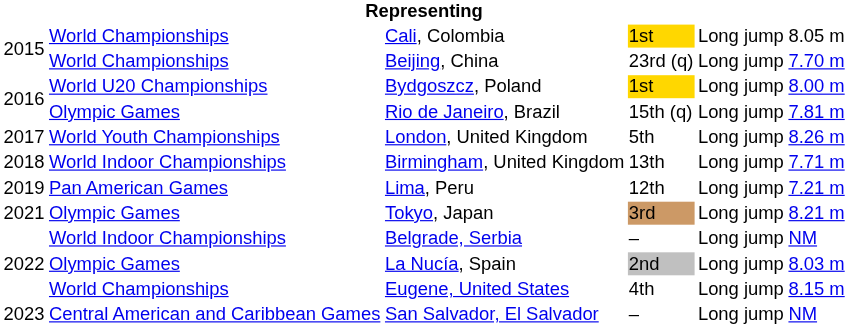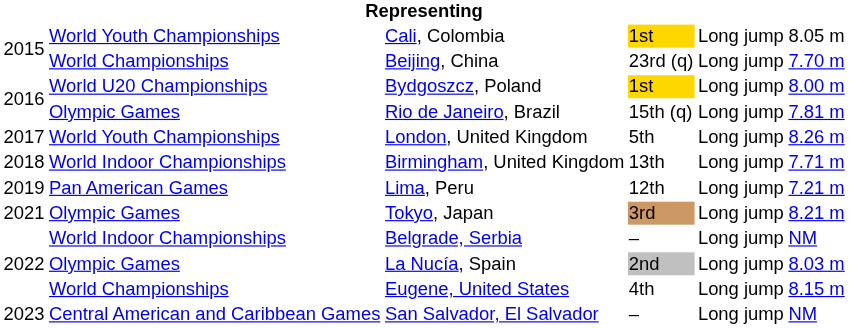(139, 36) World Championships -> (164, 36) World Youth Championships
